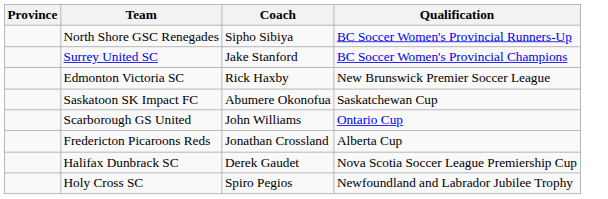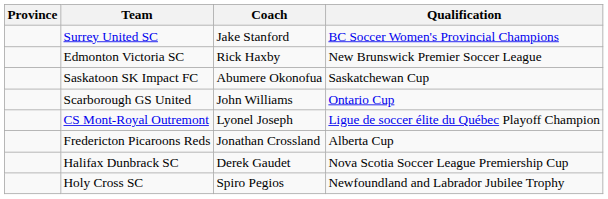- row: (141, 36)
+ row: (136, 120)
